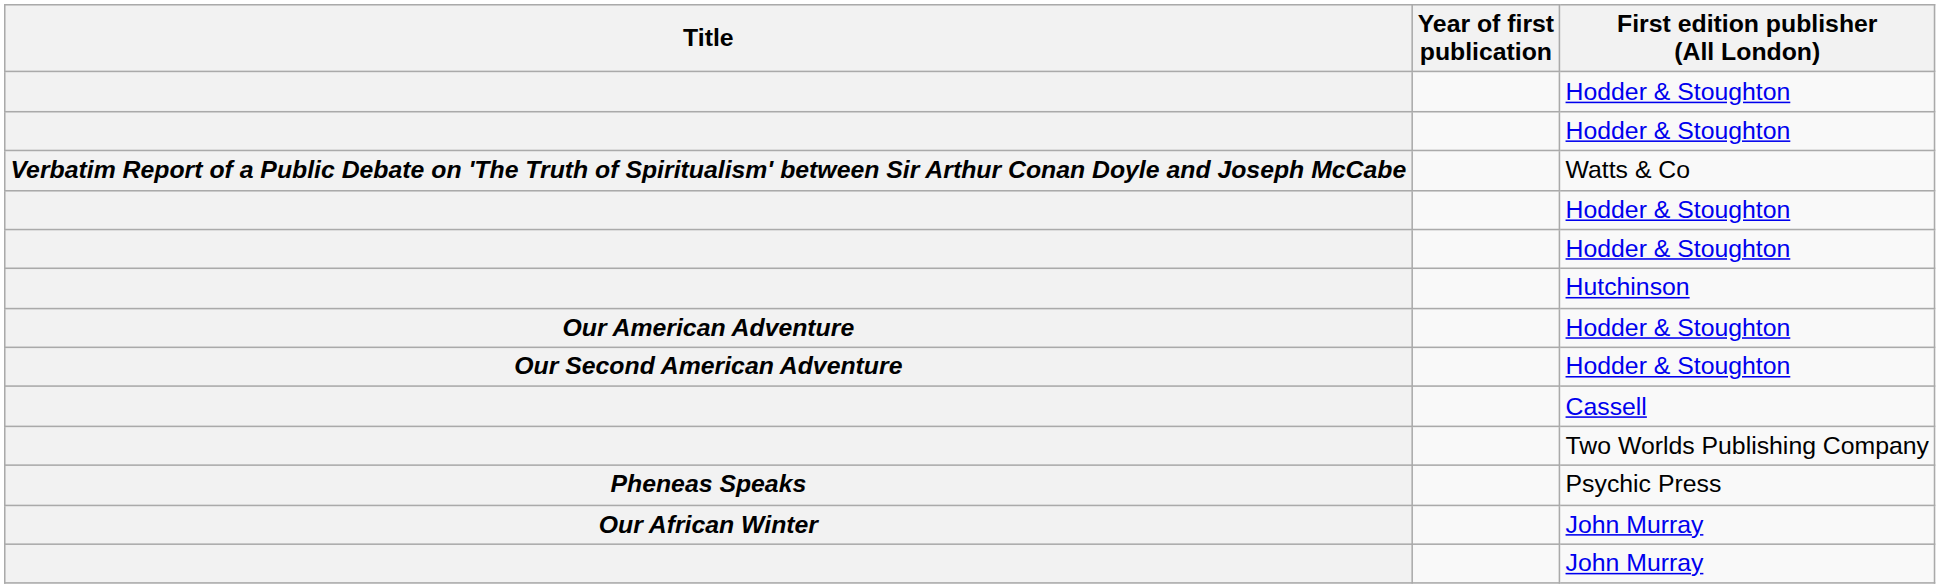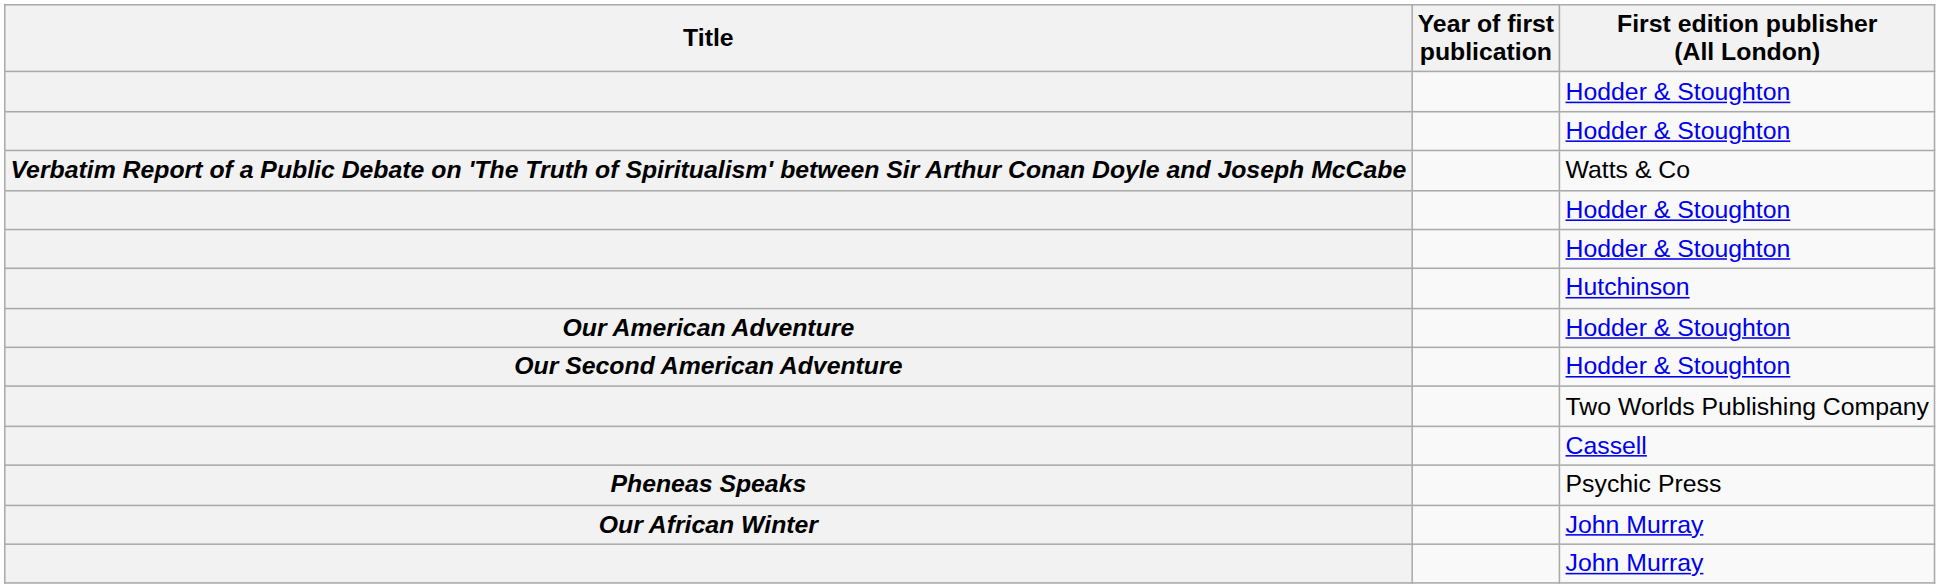rows swapped: (708, 446) <-> (708, 406)
